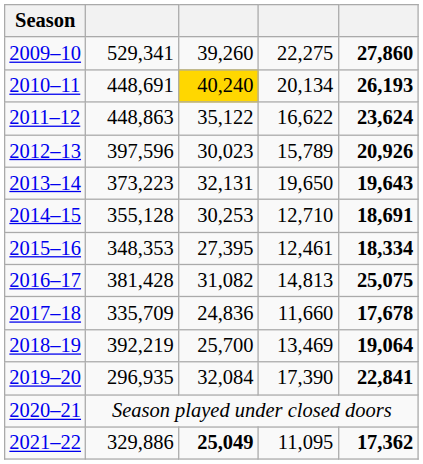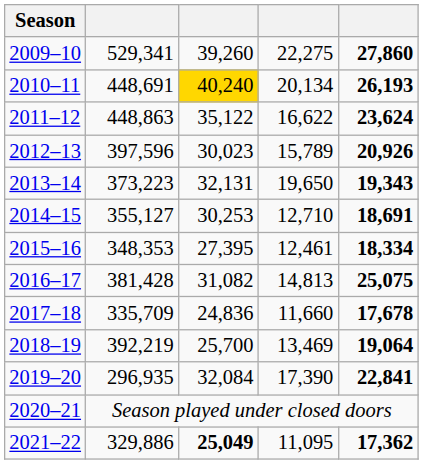(385, 183) 19,643 -> (385, 183) 19,343
(140, 215) 355,128 -> (140, 215) 355,127
